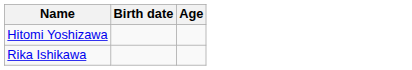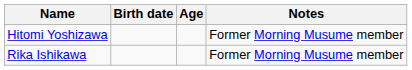+ column: (306, 14)
